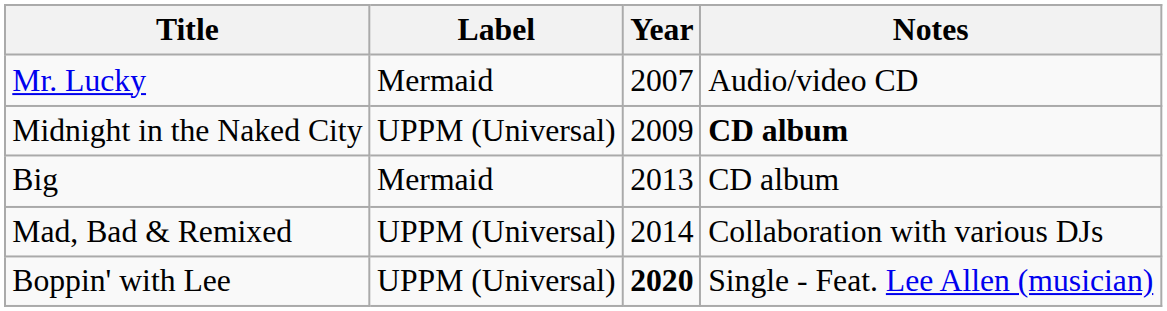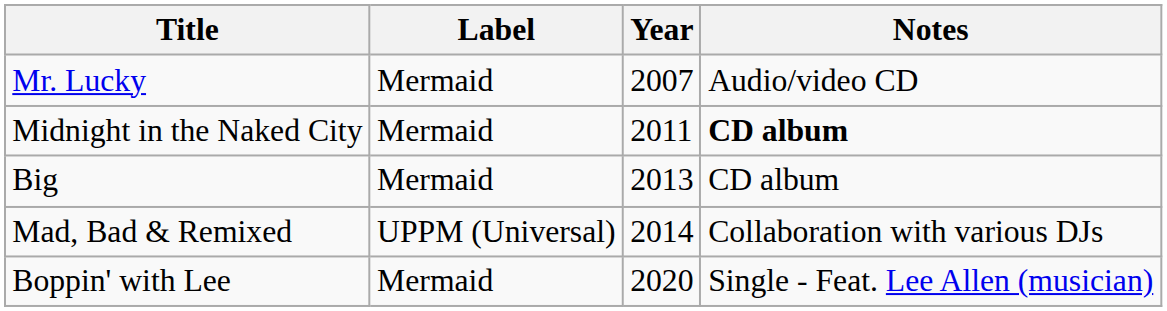(496, 130) UPPM (Universal) -> (435, 130) Mermaid
(662, 130) 2009 -> (661, 130) 2011
(496, 280) UPPM (Universal) -> (435, 280) Mermaid
(662, 280) bold -> (662, 280) normal
